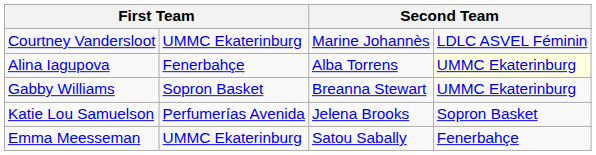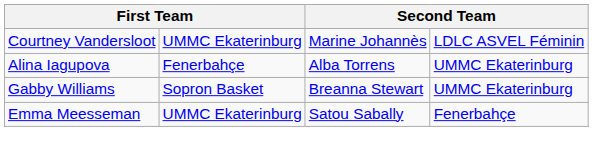(506, 65) lightyellow background -> (503, 65) no background
- row: (81, 114)
